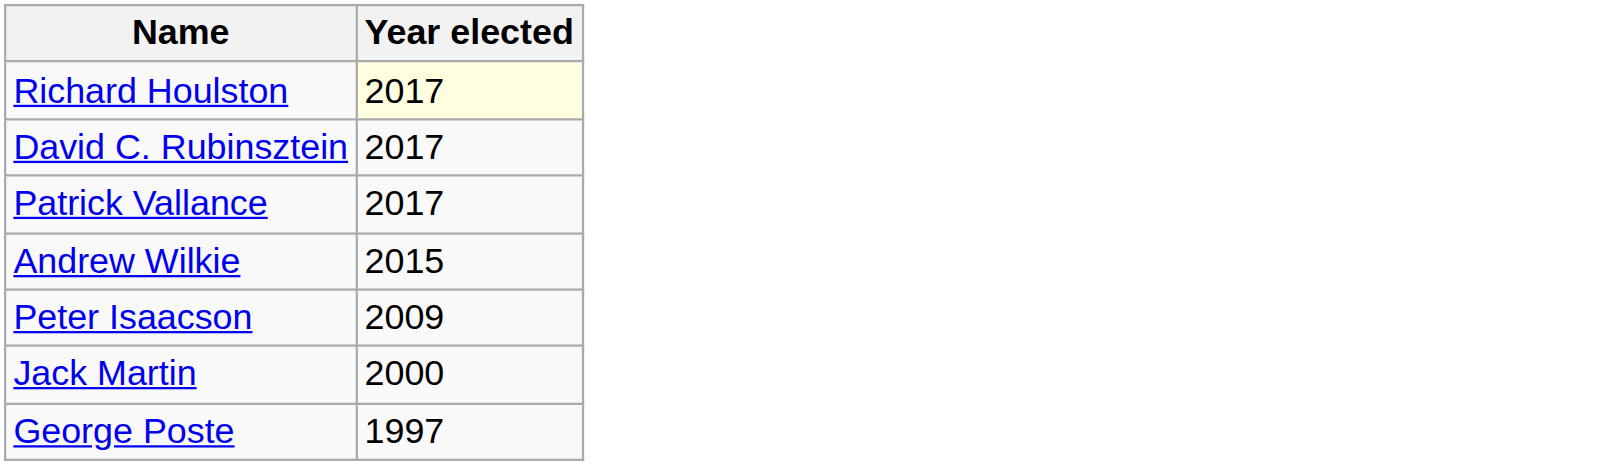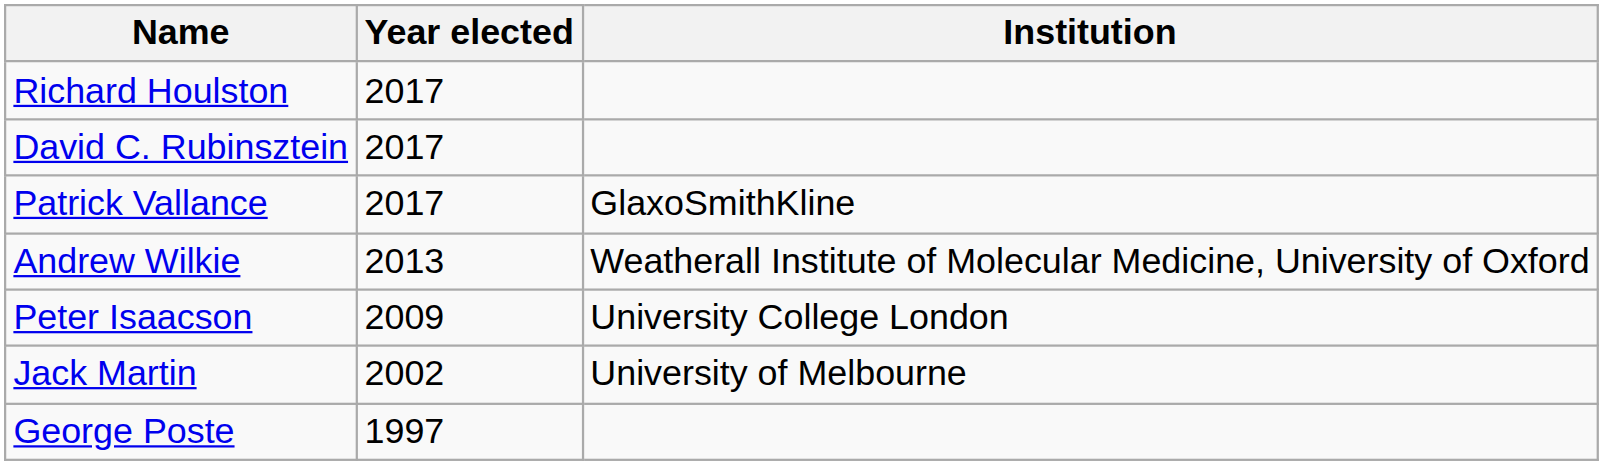+ column: (1090, 32)
(404, 89) lightyellow background -> (404, 89) no background
(404, 260) 2015 -> (404, 260) 2013
(404, 373) 2000 -> (404, 373) 2002
